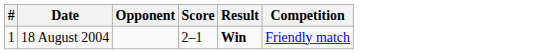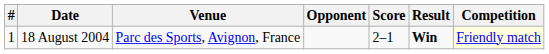+ column: (208, 15)
(308, 37) no background -> (499, 37) lightyellow background
